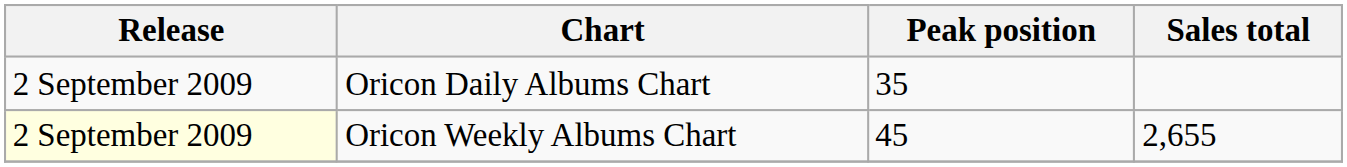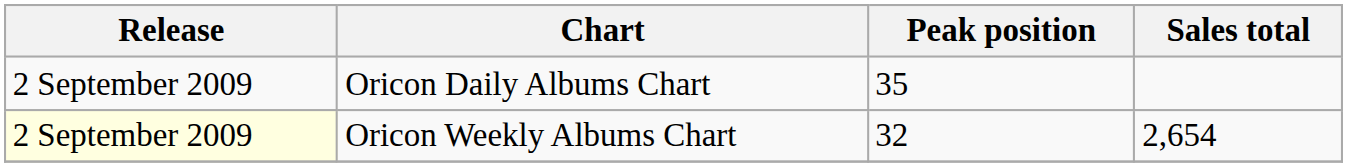(892, 135) 45 -> (892, 135) 32
(1179, 135) 2,655 -> (1179, 135) 2,654
